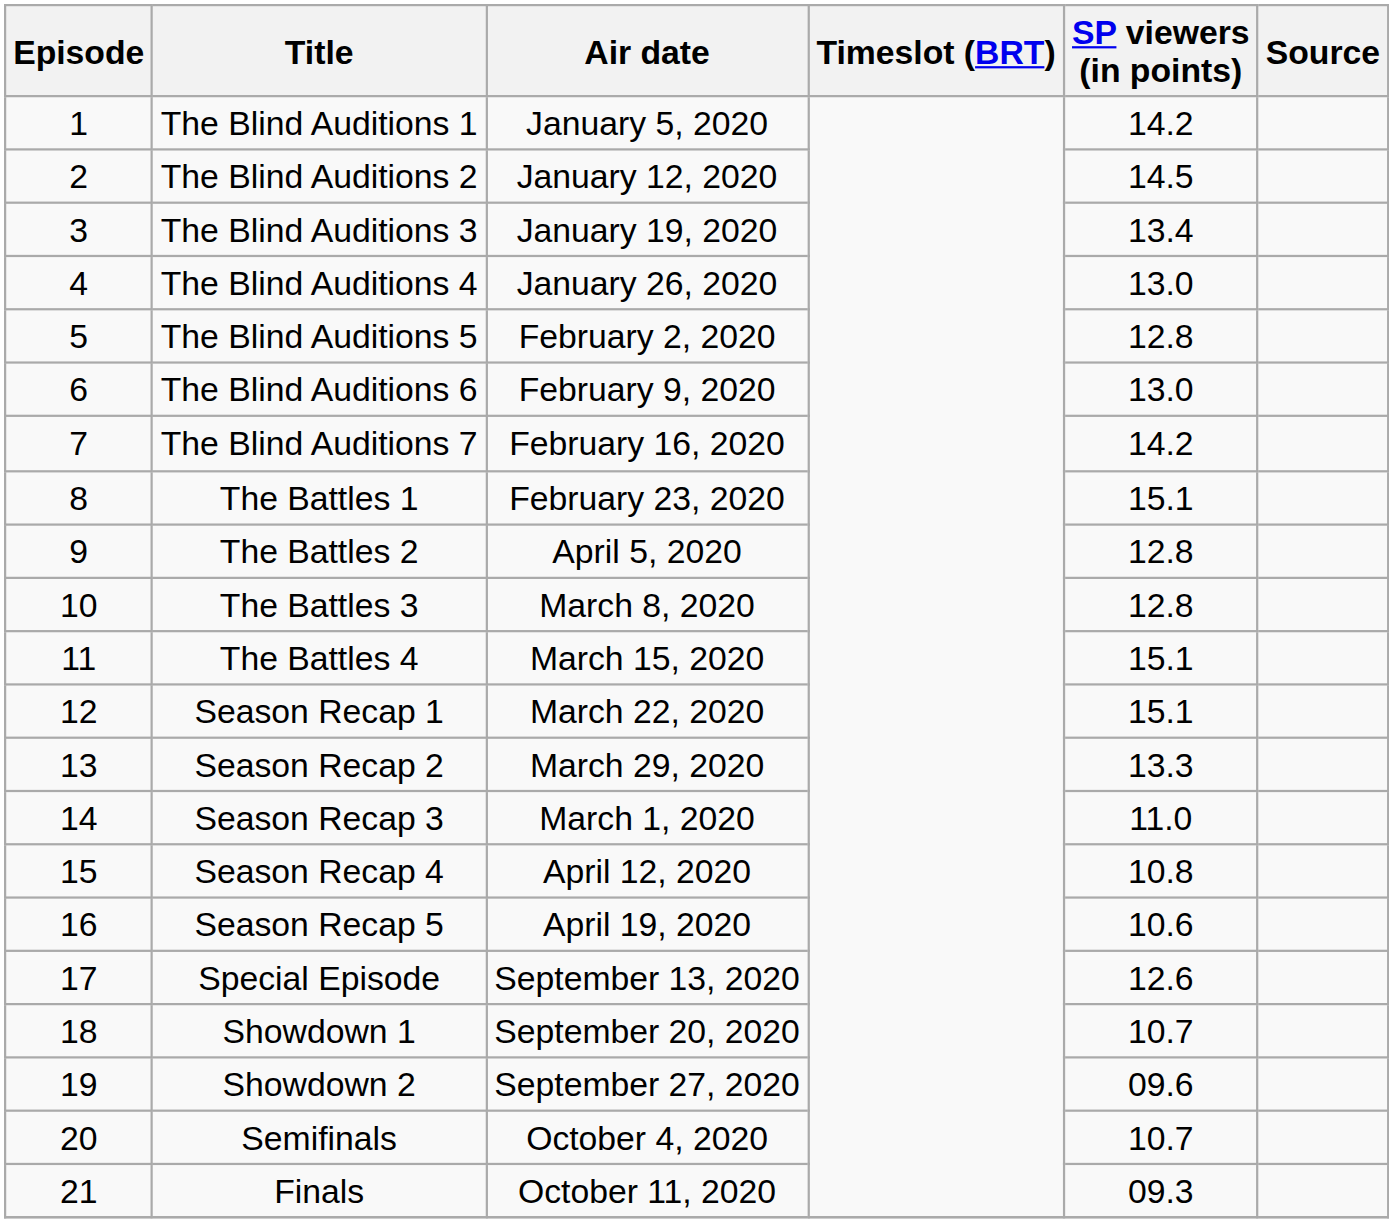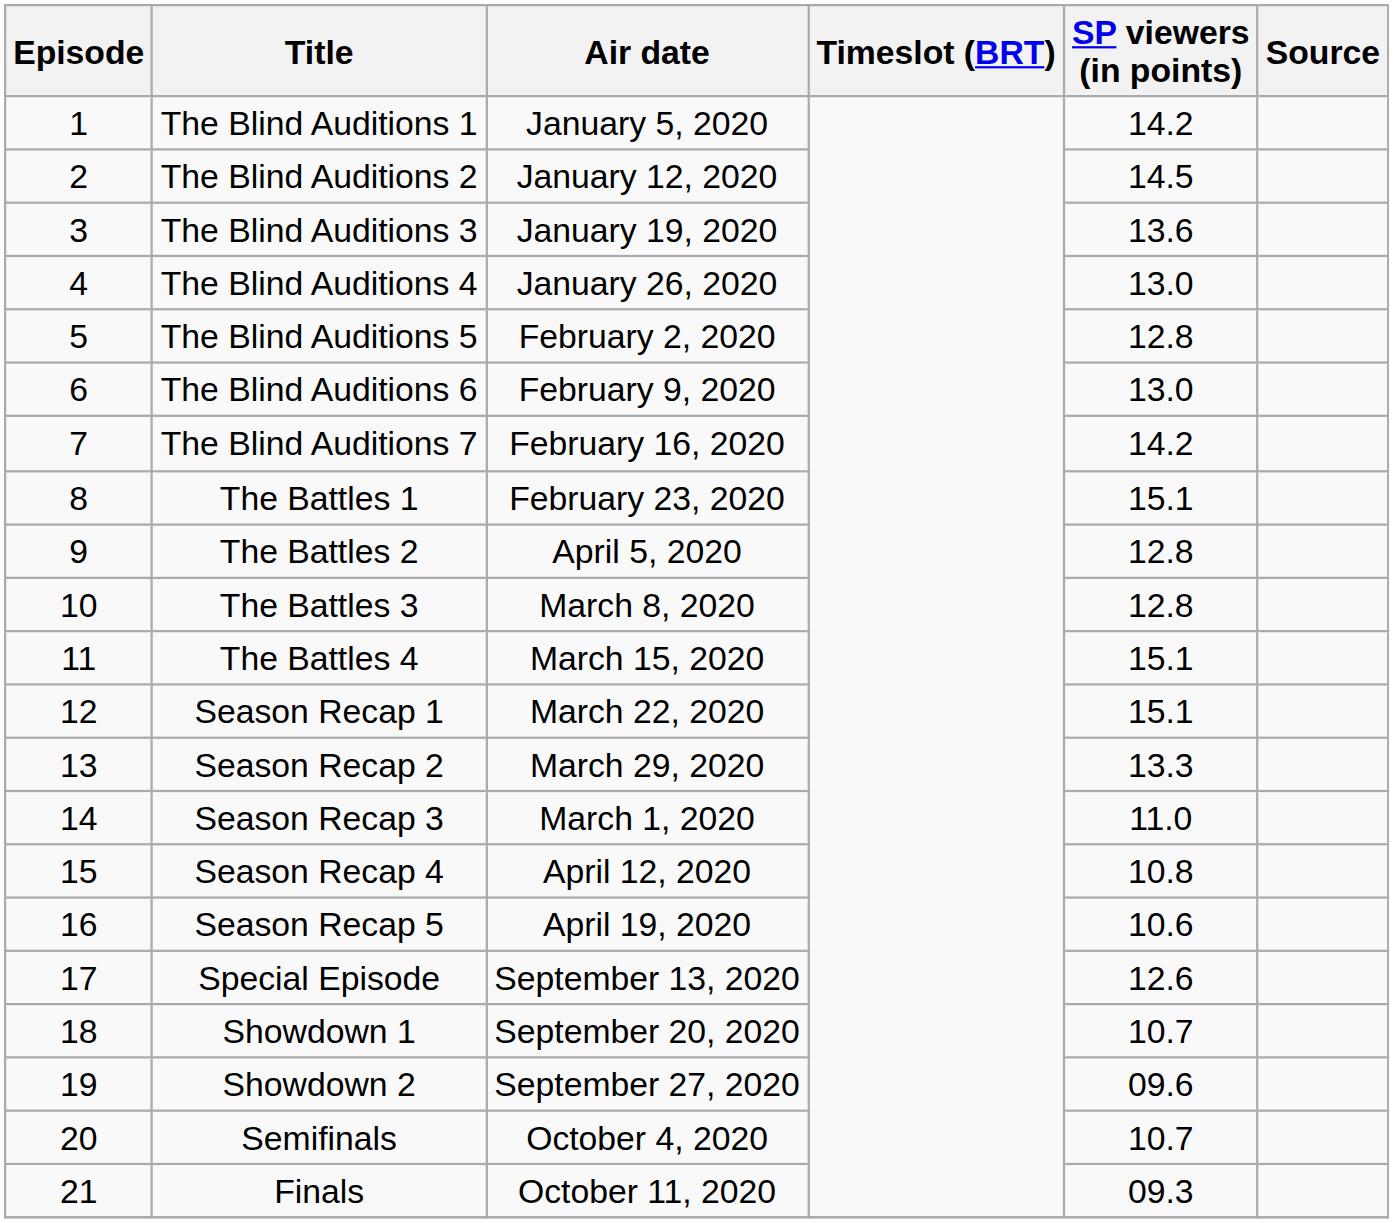(1161, 230) 13.4 -> (1161, 230) 13.6
